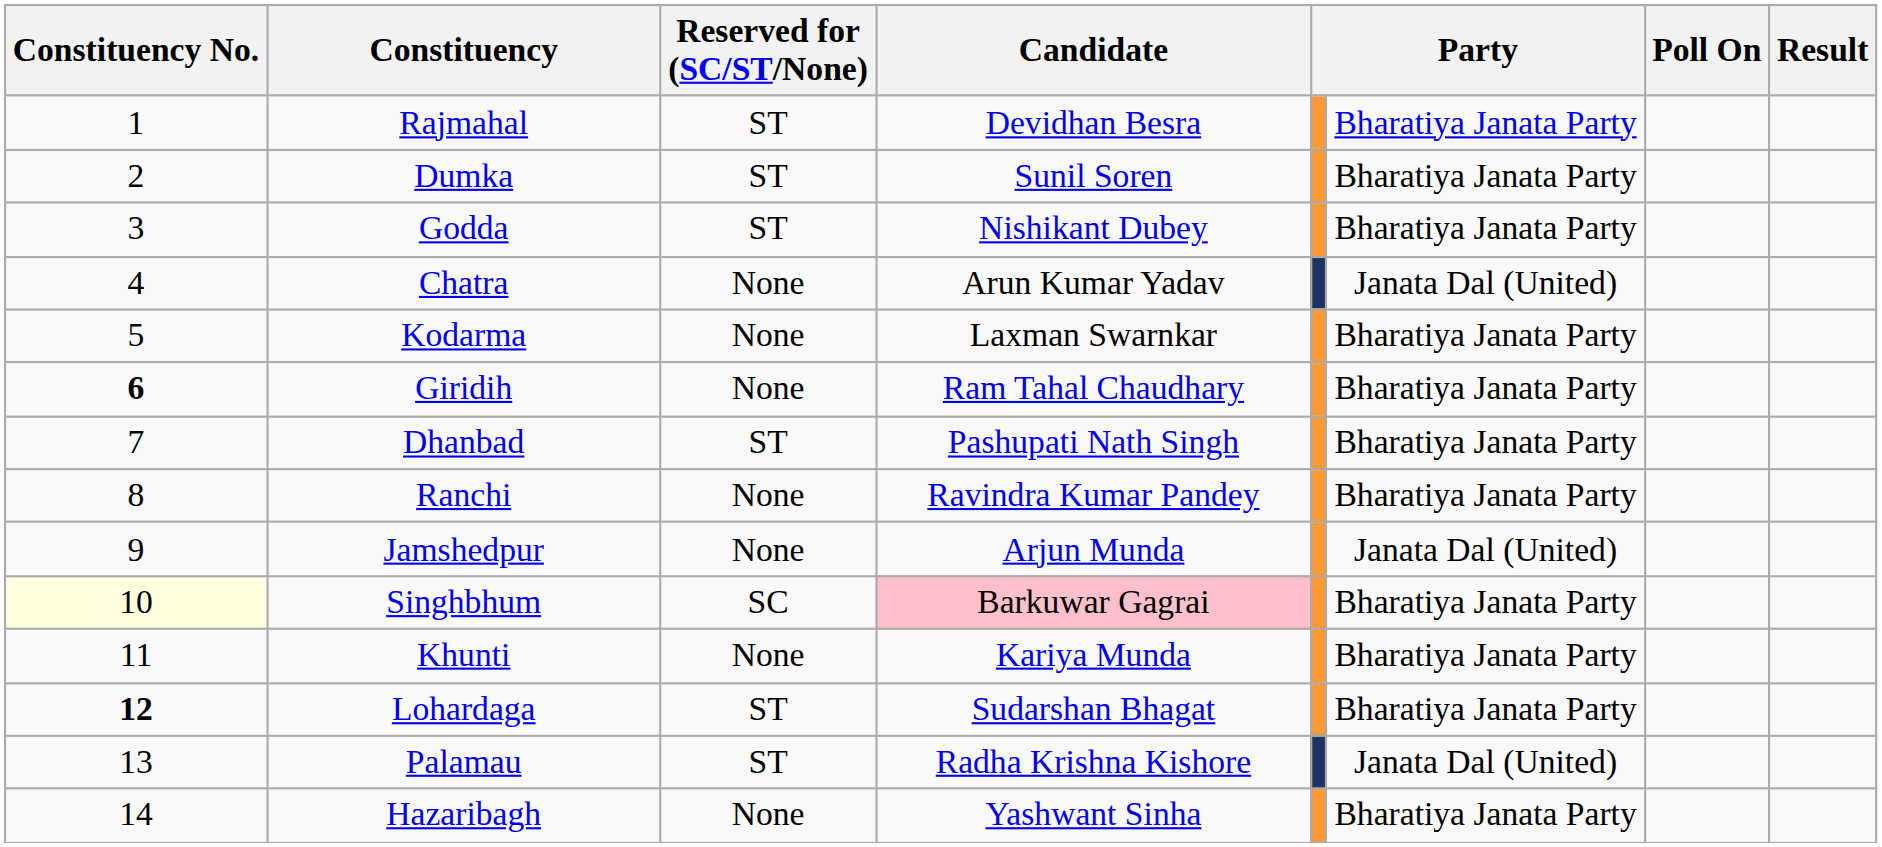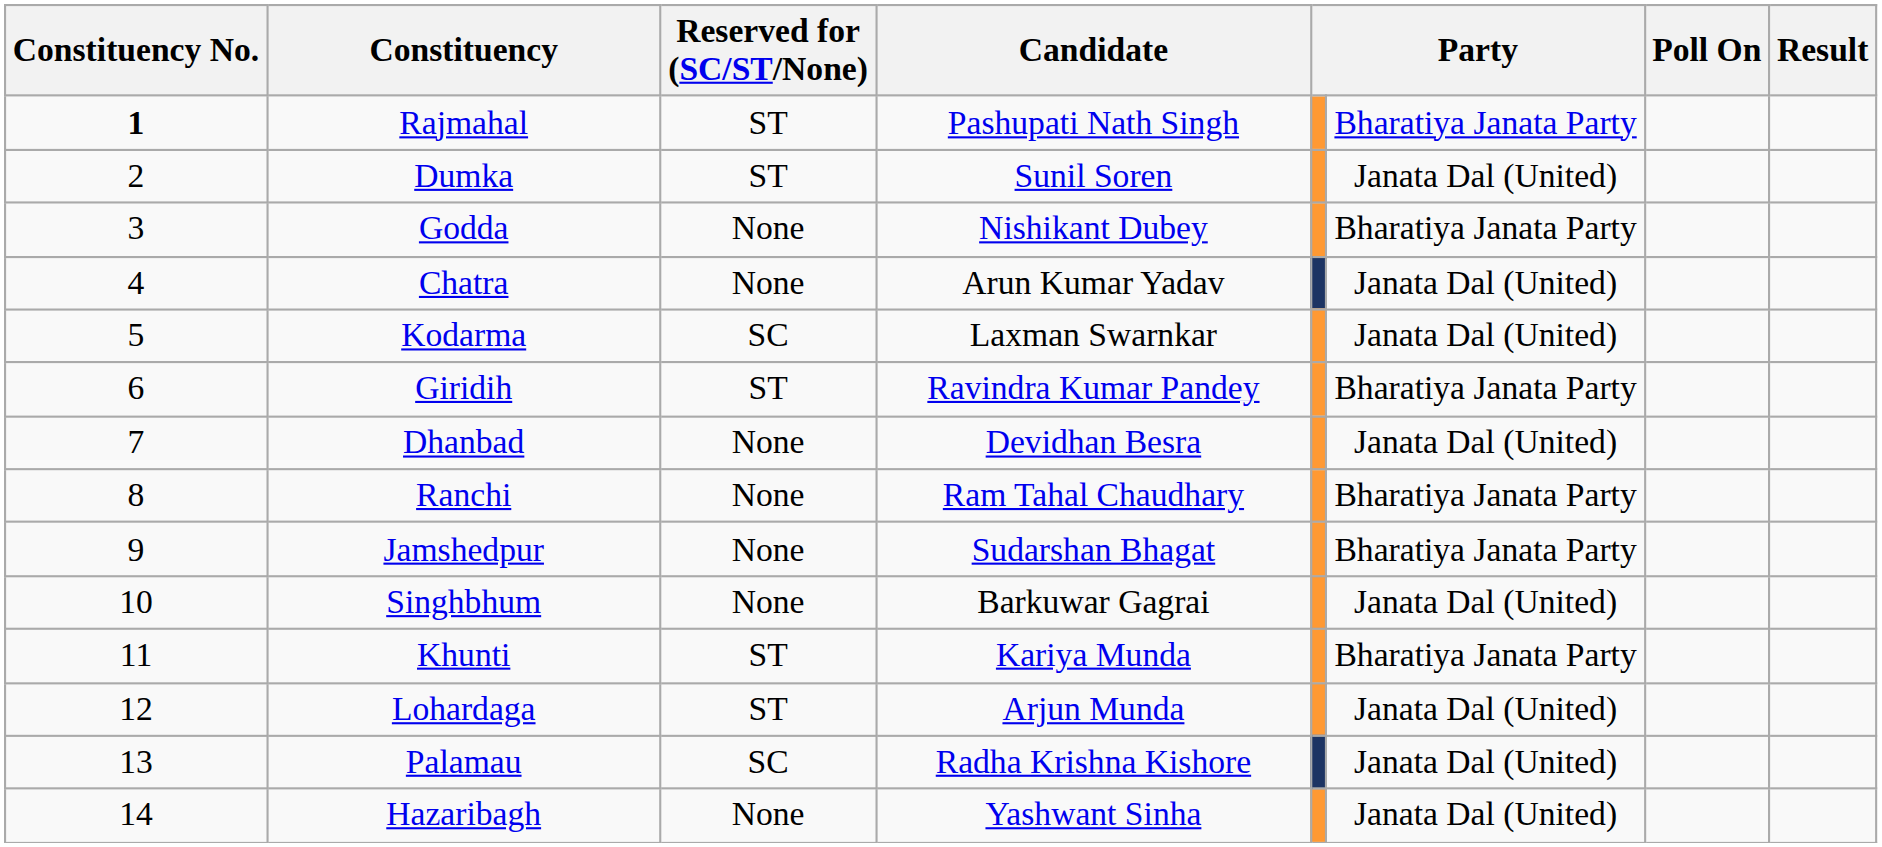(136, 122) normal -> (136, 122) bold
(1093, 122) Devidhan Besra -> (1093, 122) Pashupati Nath Singh
(1486, 175) Bharatiya Janata Party -> (1486, 175) Janata Dal (United)
(768, 228) ST -> (768, 228) None
(768, 335) None -> (768, 335) SC
(1486, 335) Bharatiya Janata Party -> (1486, 335) Janata Dal (United)
(136, 388) bold -> (136, 388) normal
(768, 388) None -> (768, 388) ST
(1093, 388) Ram Tahal Chaudhary -> (1093, 388) Ravindra Kumar Pandey
(768, 441) ST -> (768, 441) None
(1093, 441) Pashupati Nath Singh -> (1093, 441) Devidhan Besra
(1486, 441) Bharatiya Janata Party -> (1486, 441) Janata Dal (United)
(1093, 495) Ravindra Kumar Pandey -> (1093, 495) Ram Tahal Chaudhary
(1093, 548) Arjun Munda -> (1093, 548) Sudarshan Bhagat
(1486, 548) Janata Dal (United) -> (1486, 548) Bharatiya Janata Party
(136, 601) lightyellow background -> (136, 601) no background
(768, 601) SC -> (768, 601) None
(1093, 601) pink background -> (1093, 601) no background
(1486, 601) Bharatiya Janata Party -> (1486, 601) Janata Dal (United)
(768, 655) None -> (768, 655) ST
(136, 708) bold -> (136, 708) normal
(1093, 708) Sudarshan Bhagat -> (1093, 708) Arjun Munda
(1486, 708) Bharatiya Janata Party -> (1486, 708) Janata Dal (United)
(768, 761) ST -> (768, 761) SC
(1486, 814) Bharatiya Janata Party -> (1486, 814) Janata Dal (United)
